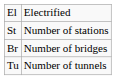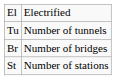rows swapped: (11, 30) <-> (13, 65)
